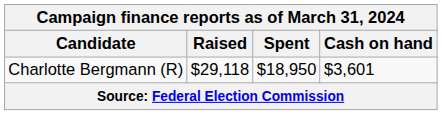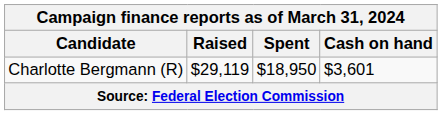(220, 69) $29,118 -> (220, 69) $29,119
